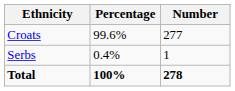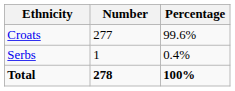columns swapped: (195, 14) <-> (125, 14)
